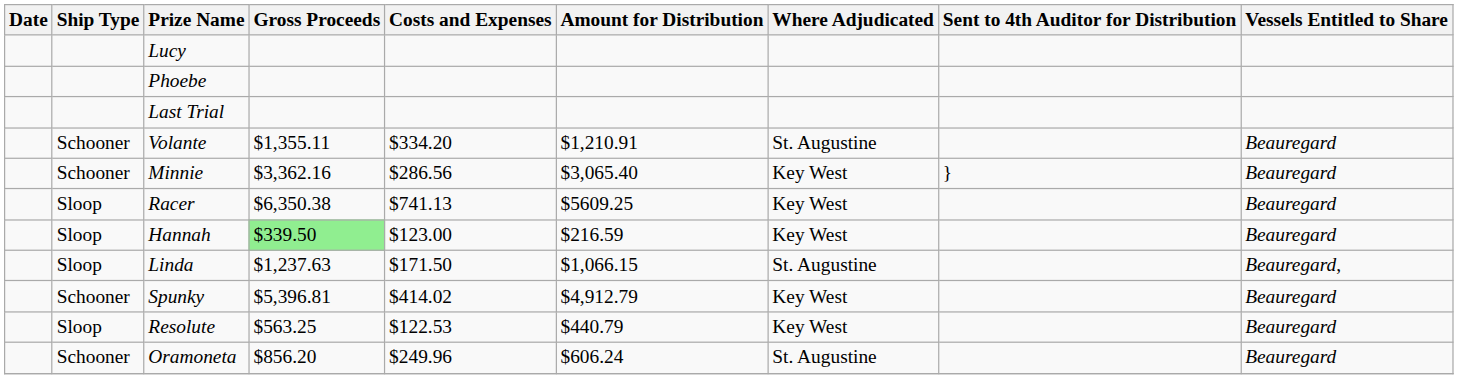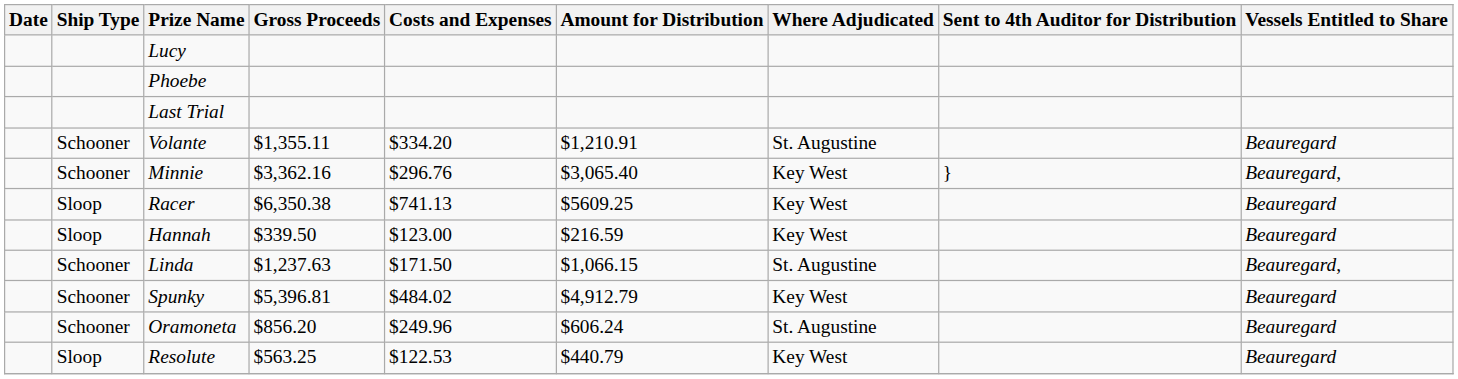(421, 173) $286.56 -> (421, 173) $296.76
(1291, 173) Beauregard -> (1293, 173) Beauregard,
(285, 234) lightgreen background -> (285, 234) no background
(79, 265) Sloop -> (93, 265) Schooner
(421, 296) $414.02 -> (421, 296) $484.02
rows swapped: (192, 357) <-> (182, 326)
